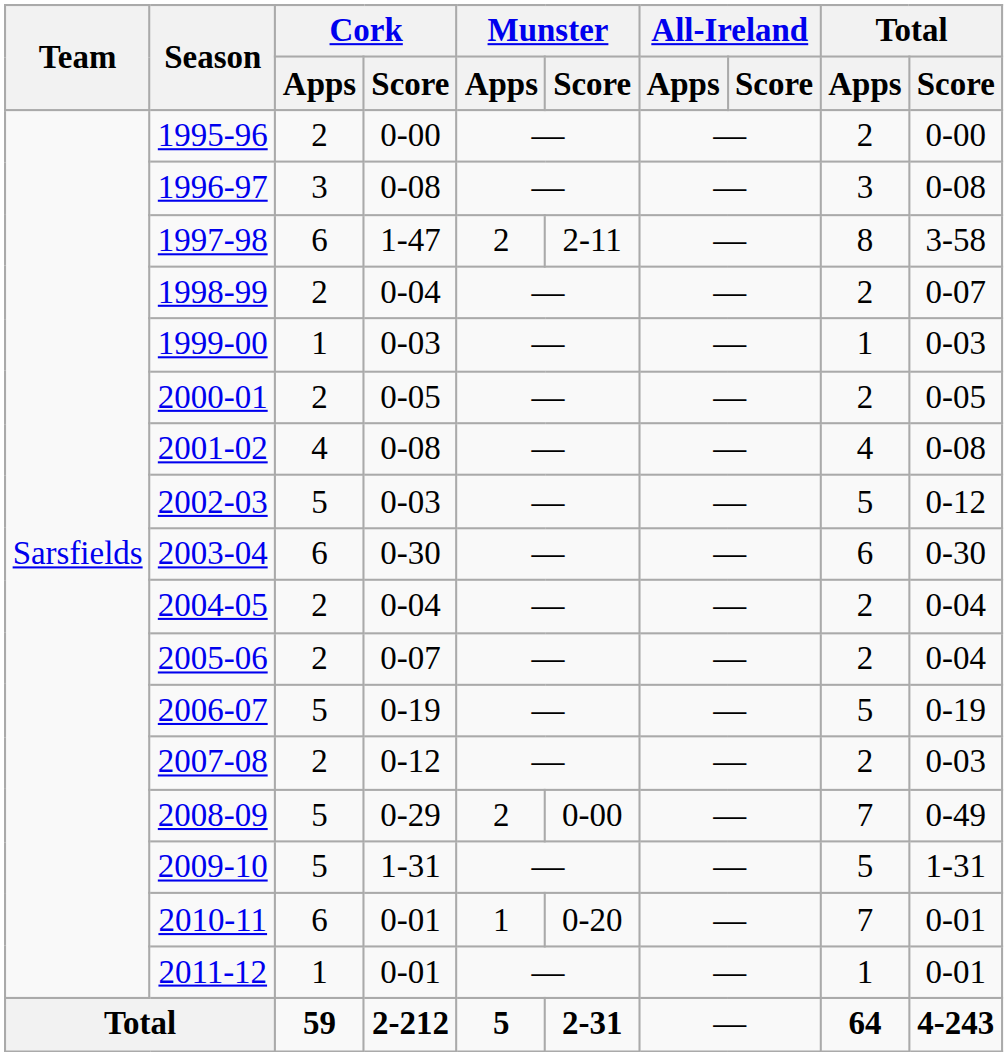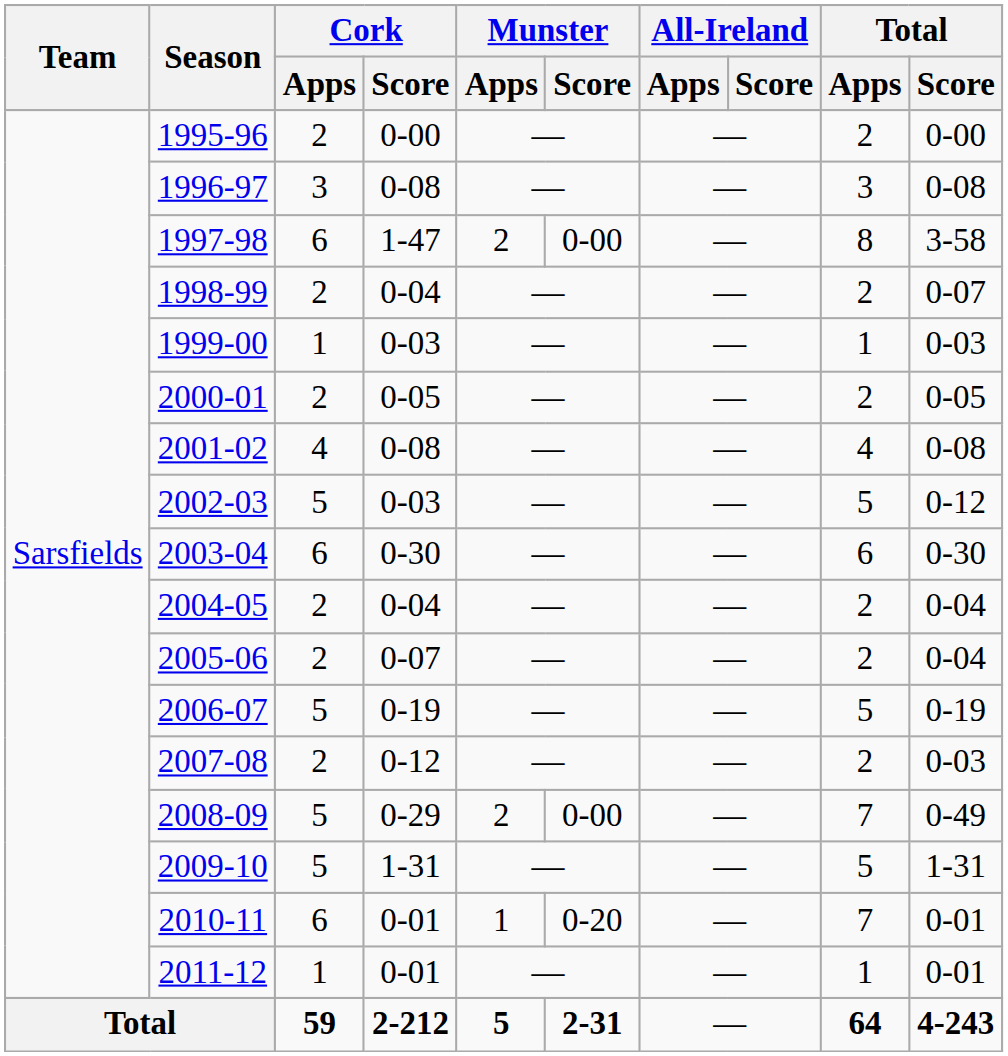(592, 239) 2-11 -> (592, 239) 0-00
